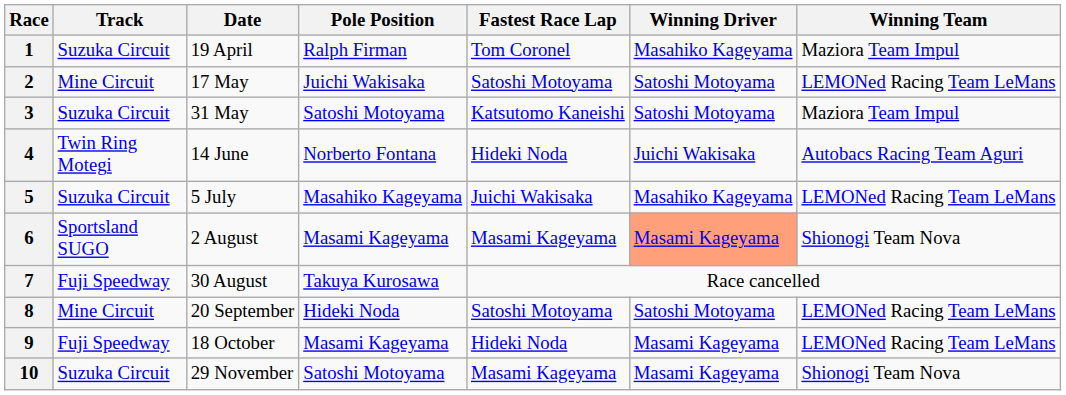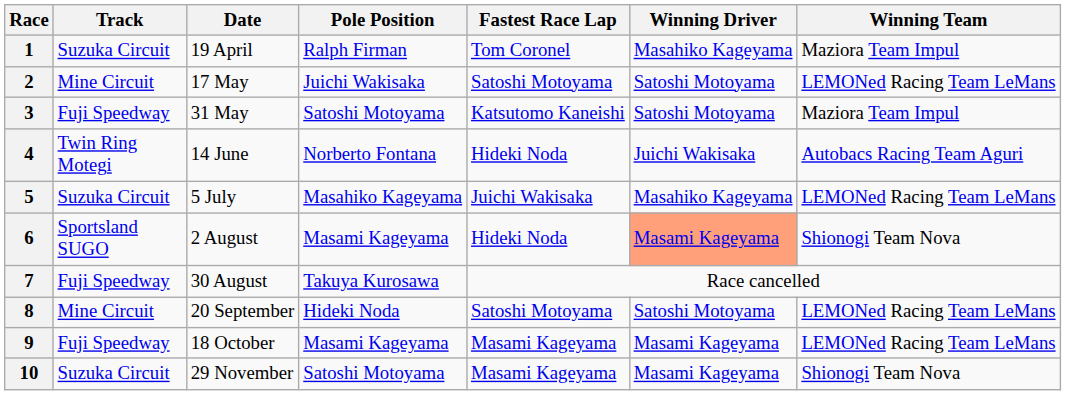(114, 112) Suzuka Circuit -> (114, 112) Fuji Speedway
(544, 238) Masami Kageyama -> (519, 238) Hideki Noda
(519, 342) Hideki Noda -> (544, 342) Masami Kageyama
